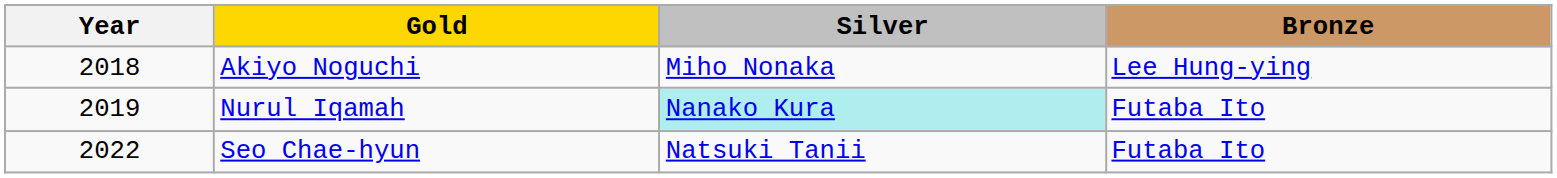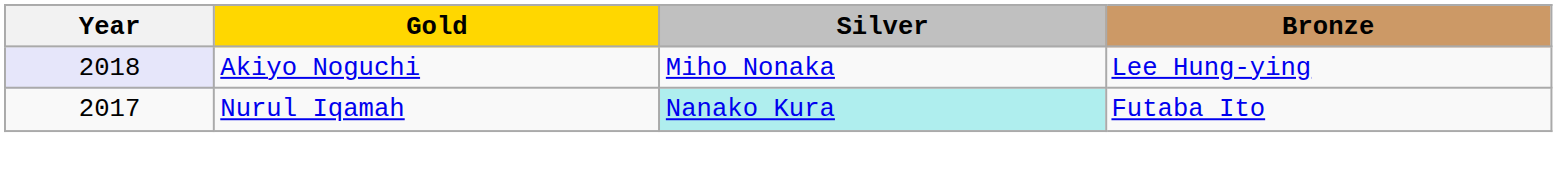(110, 68) no background -> (110, 68) lavender background
(110, 109) 2019 -> (110, 109) 2017
- row: (320, 151)
